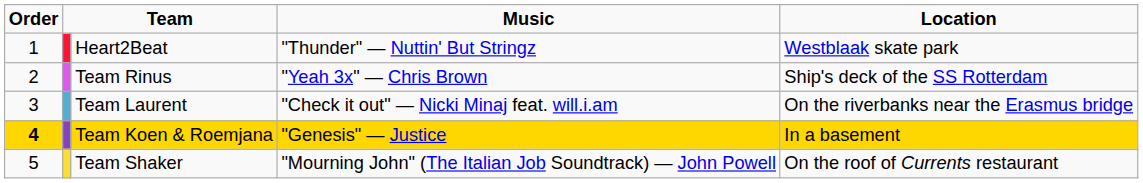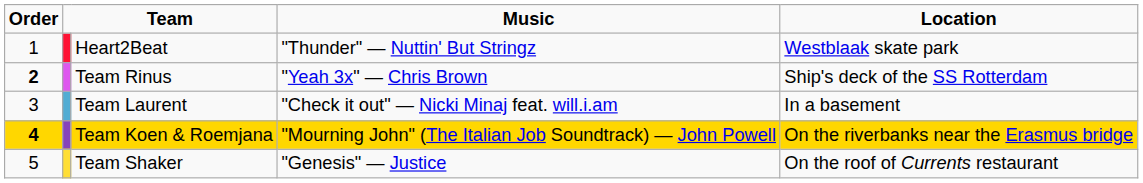(34, 76) normal -> (34, 76) bold
(959, 105) On the riverbanks near the Erasmus bridge -> (842, 105) In a basement
(364, 134) "Genesis" — Justice -> (529, 134) "Mourning John" (The Italian Job Soundtrack) — John Powell
(842, 134) In a basement -> (959, 134) On the riverbanks near the Erasmus bridge
(529, 163) "Mourning John" (The Italian Job Soundtrack) — John Powell -> (364, 163) "Genesis" — Justice
